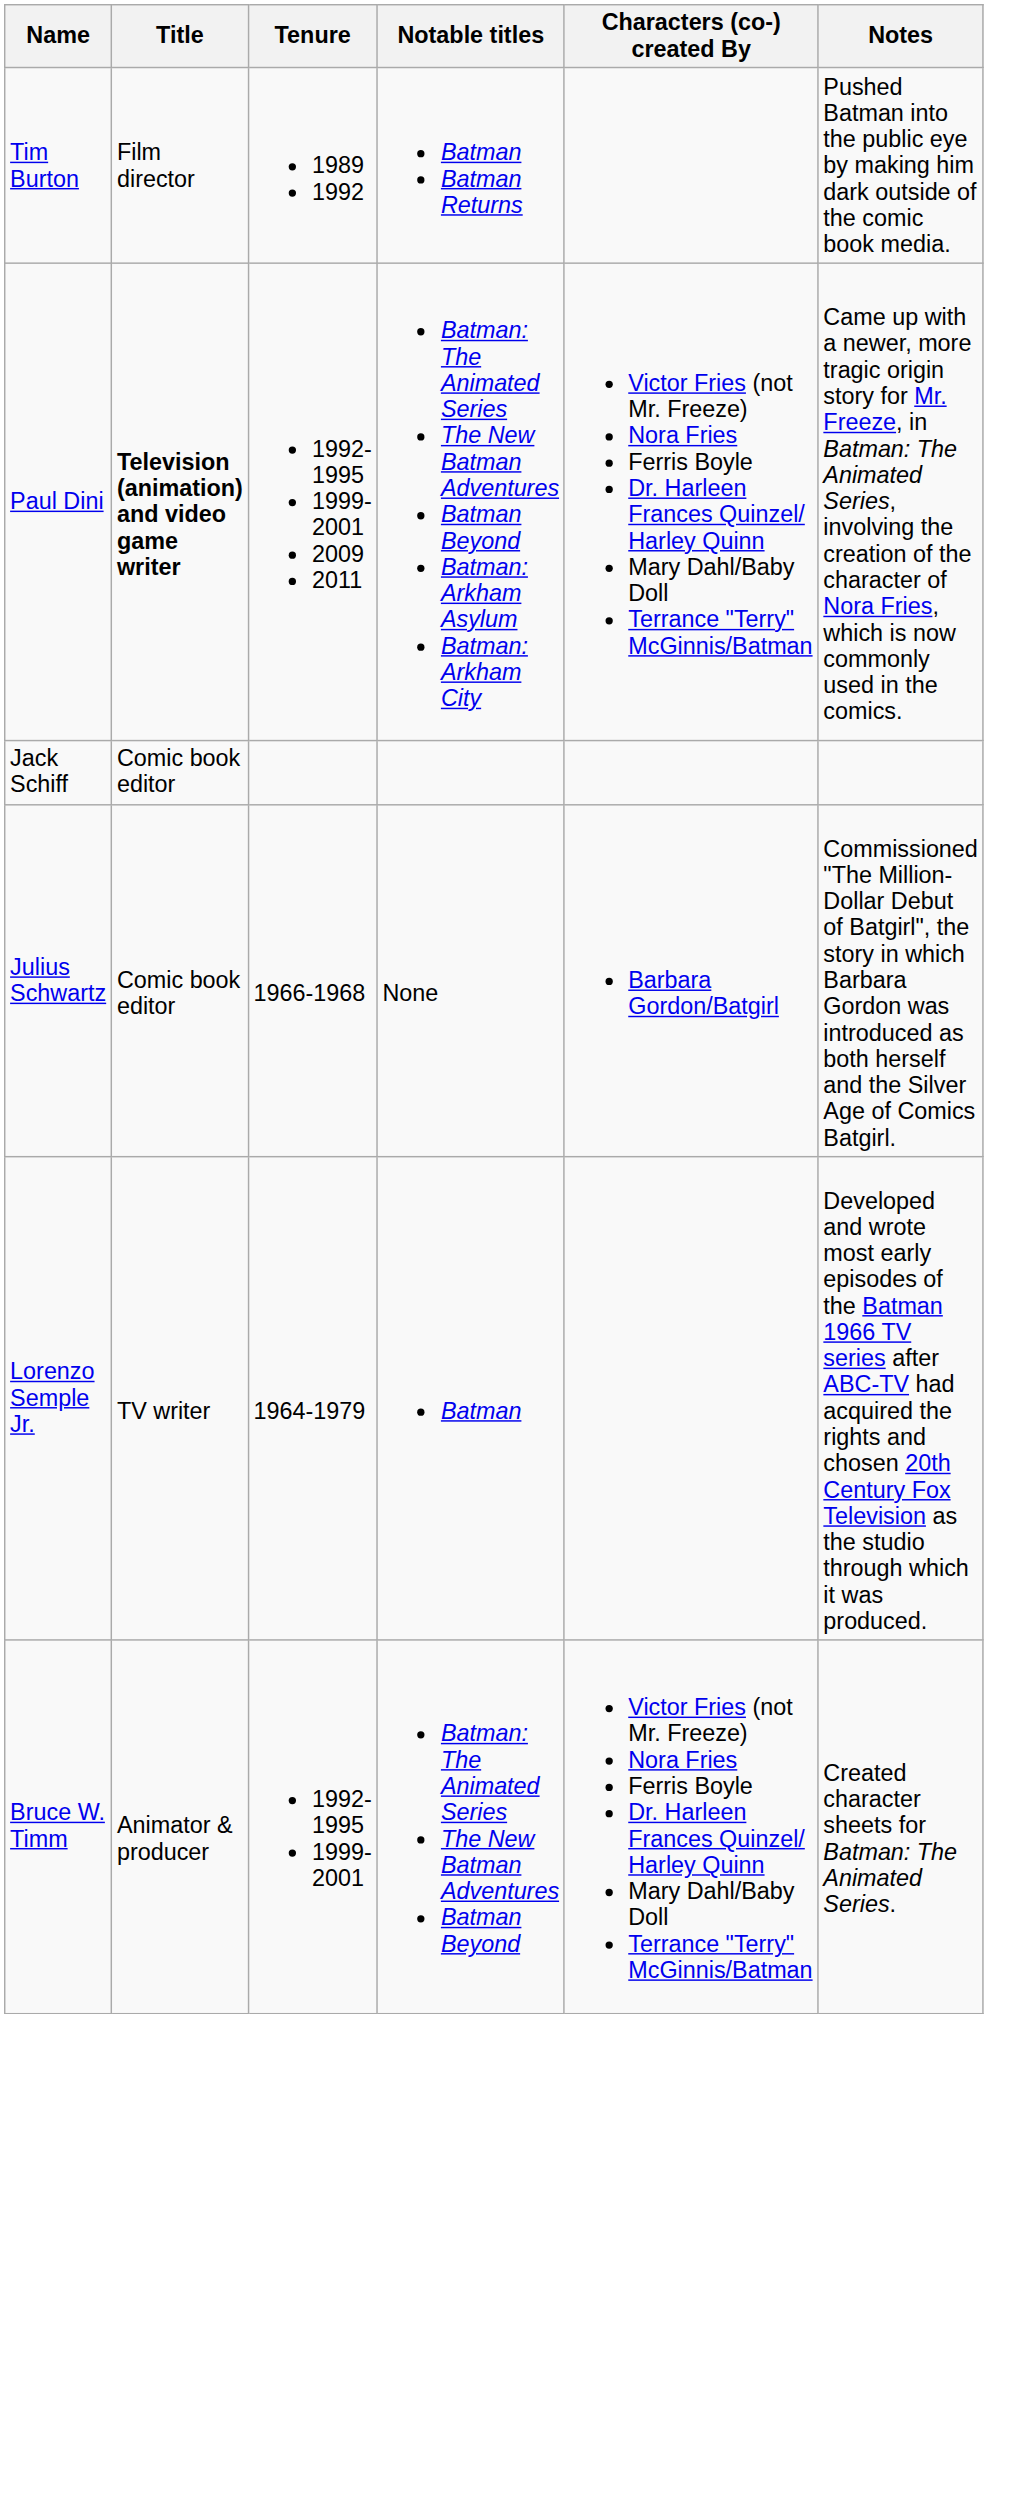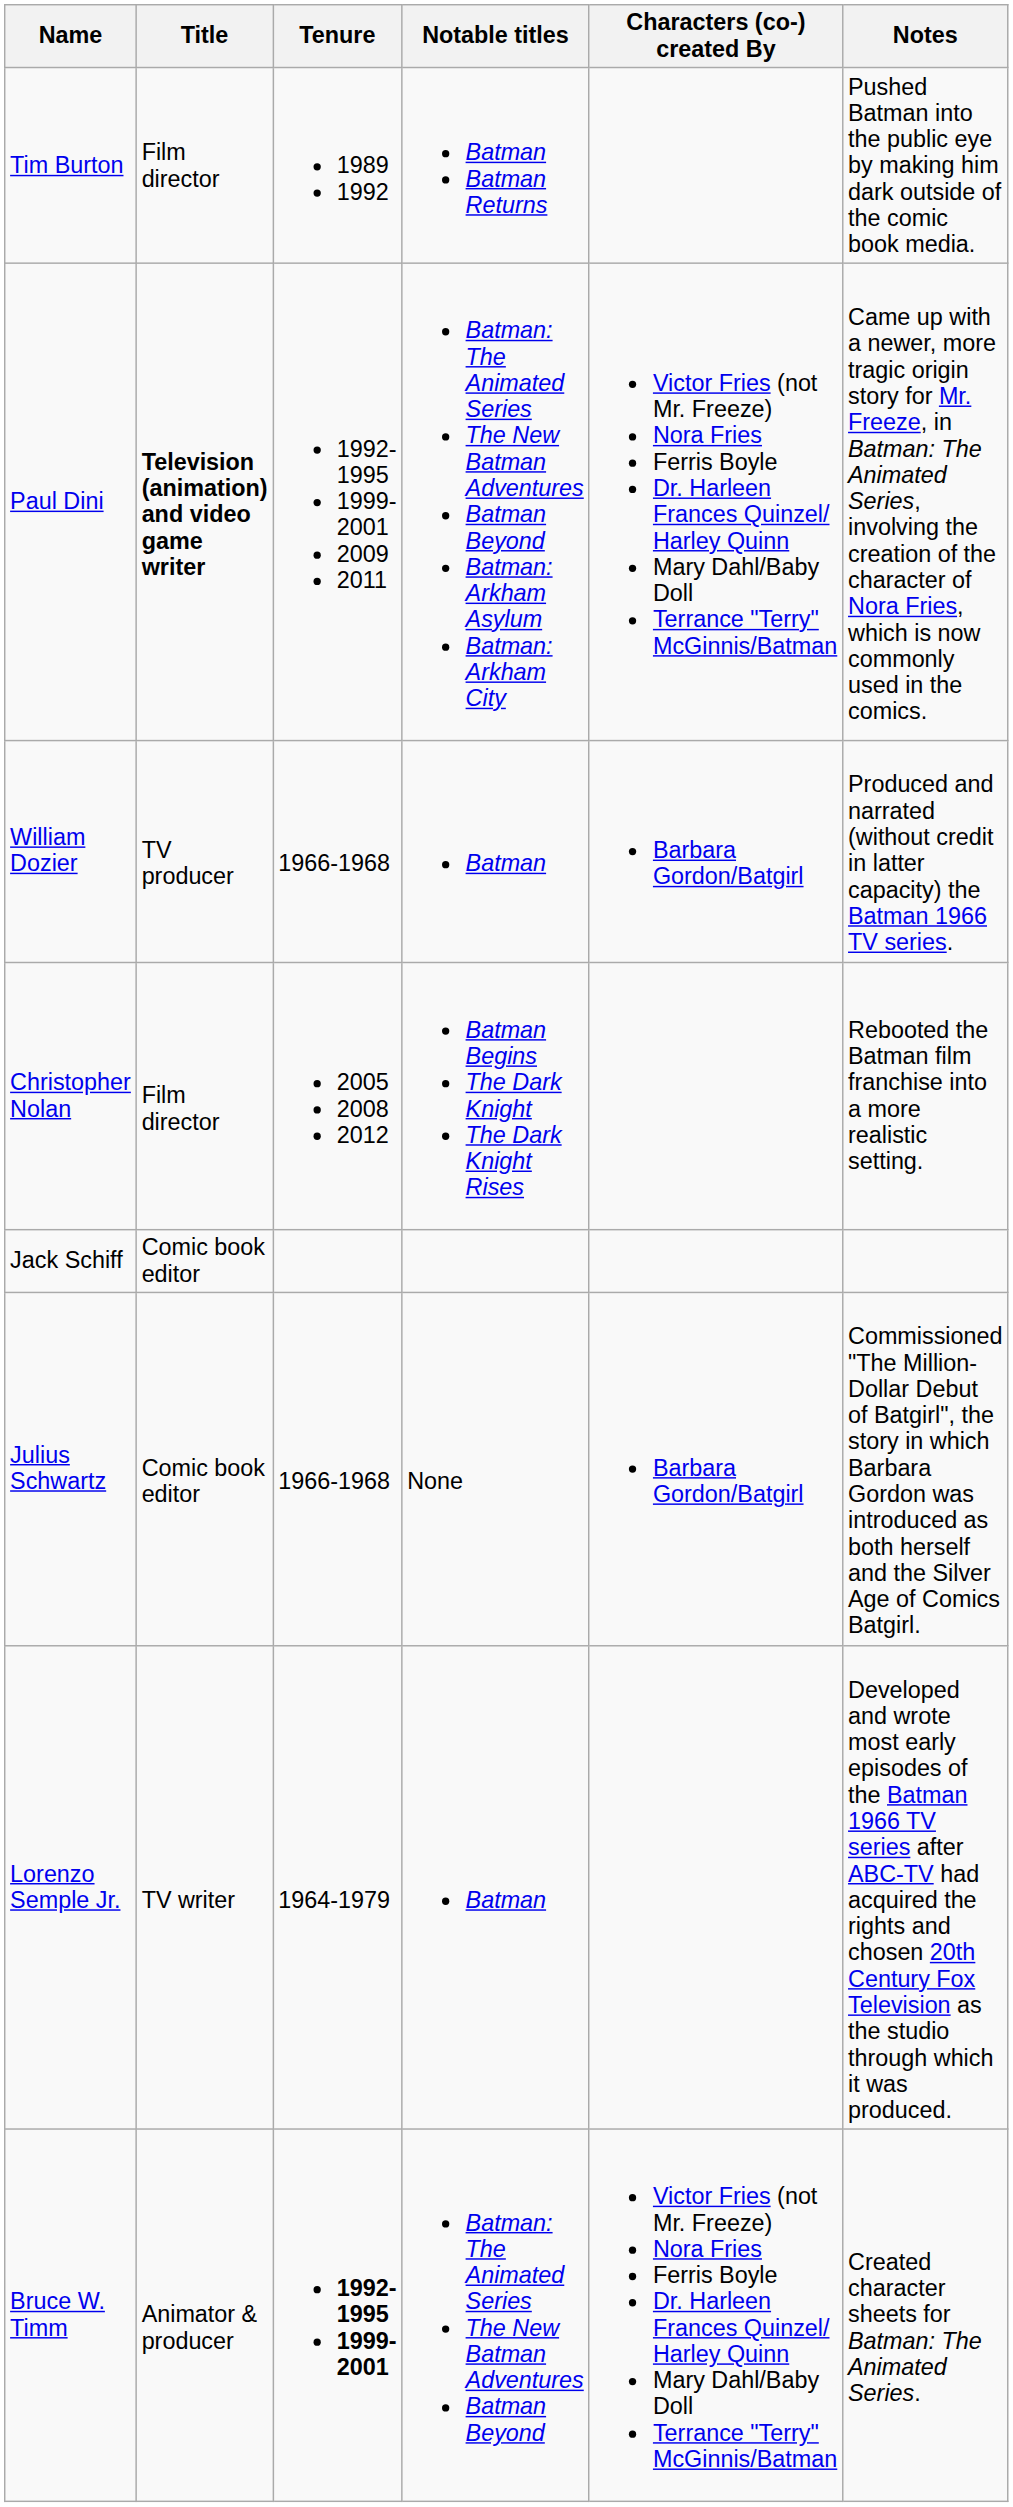+ row: (48, 851)
+ row: (70, 1095)
(313, 1840) normal -> (337, 2329) bold
